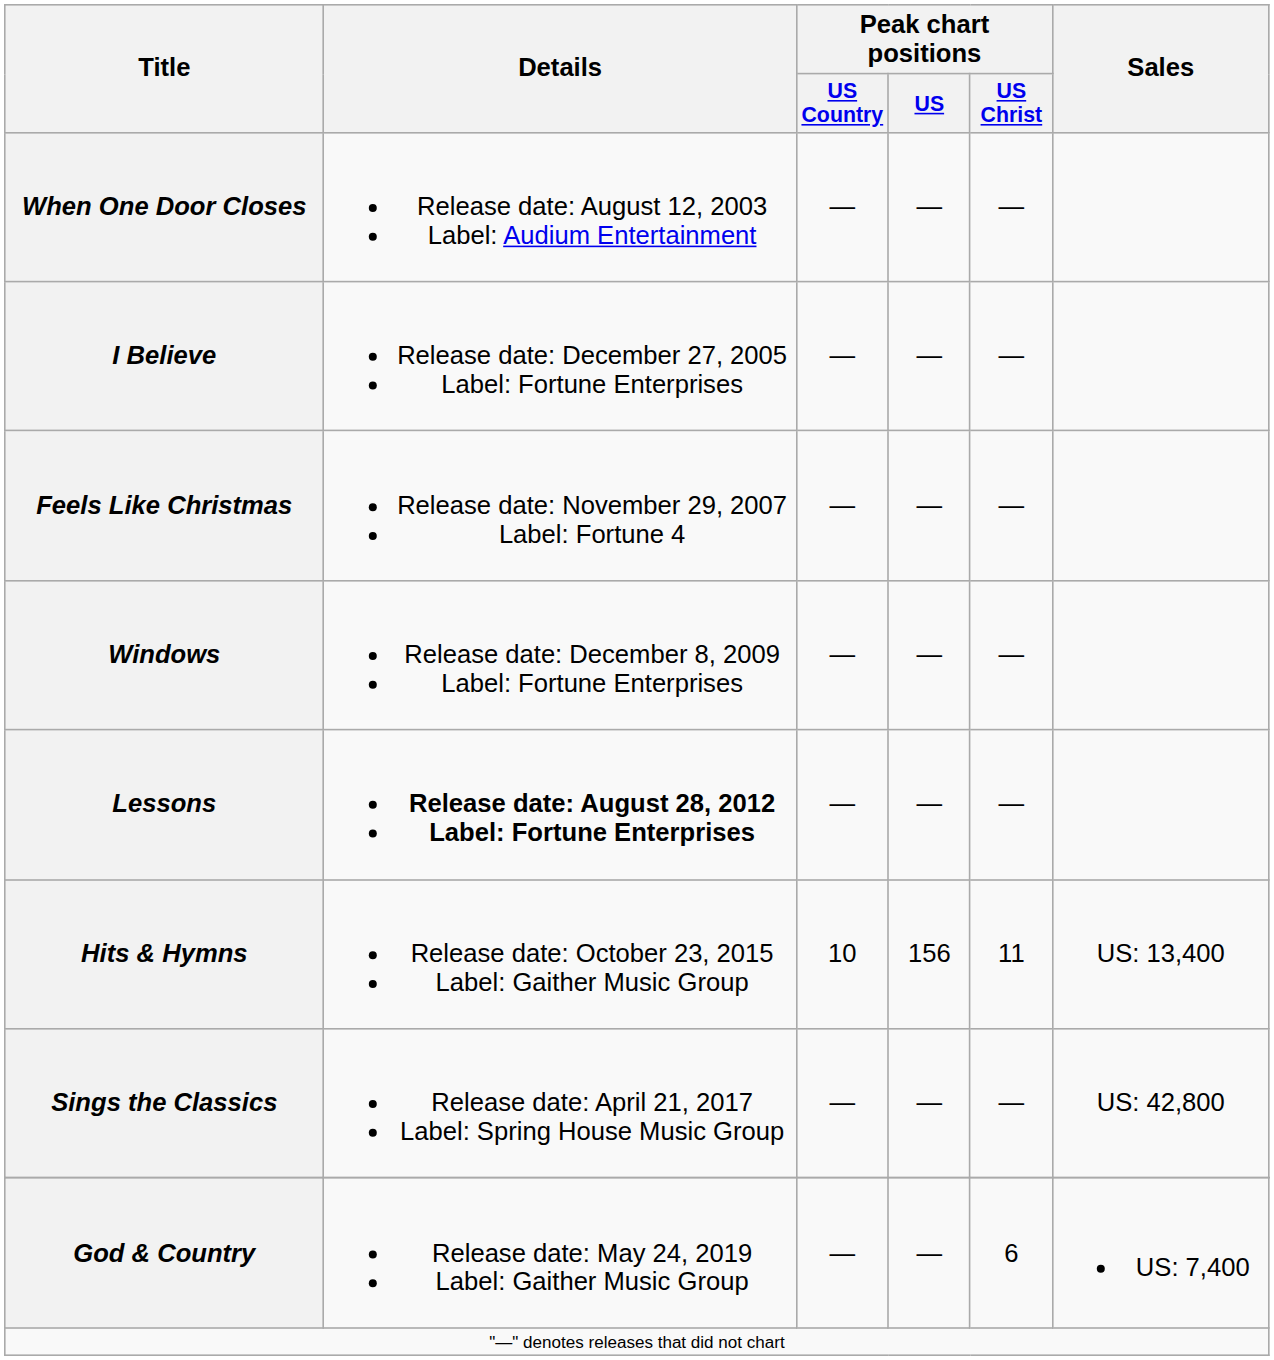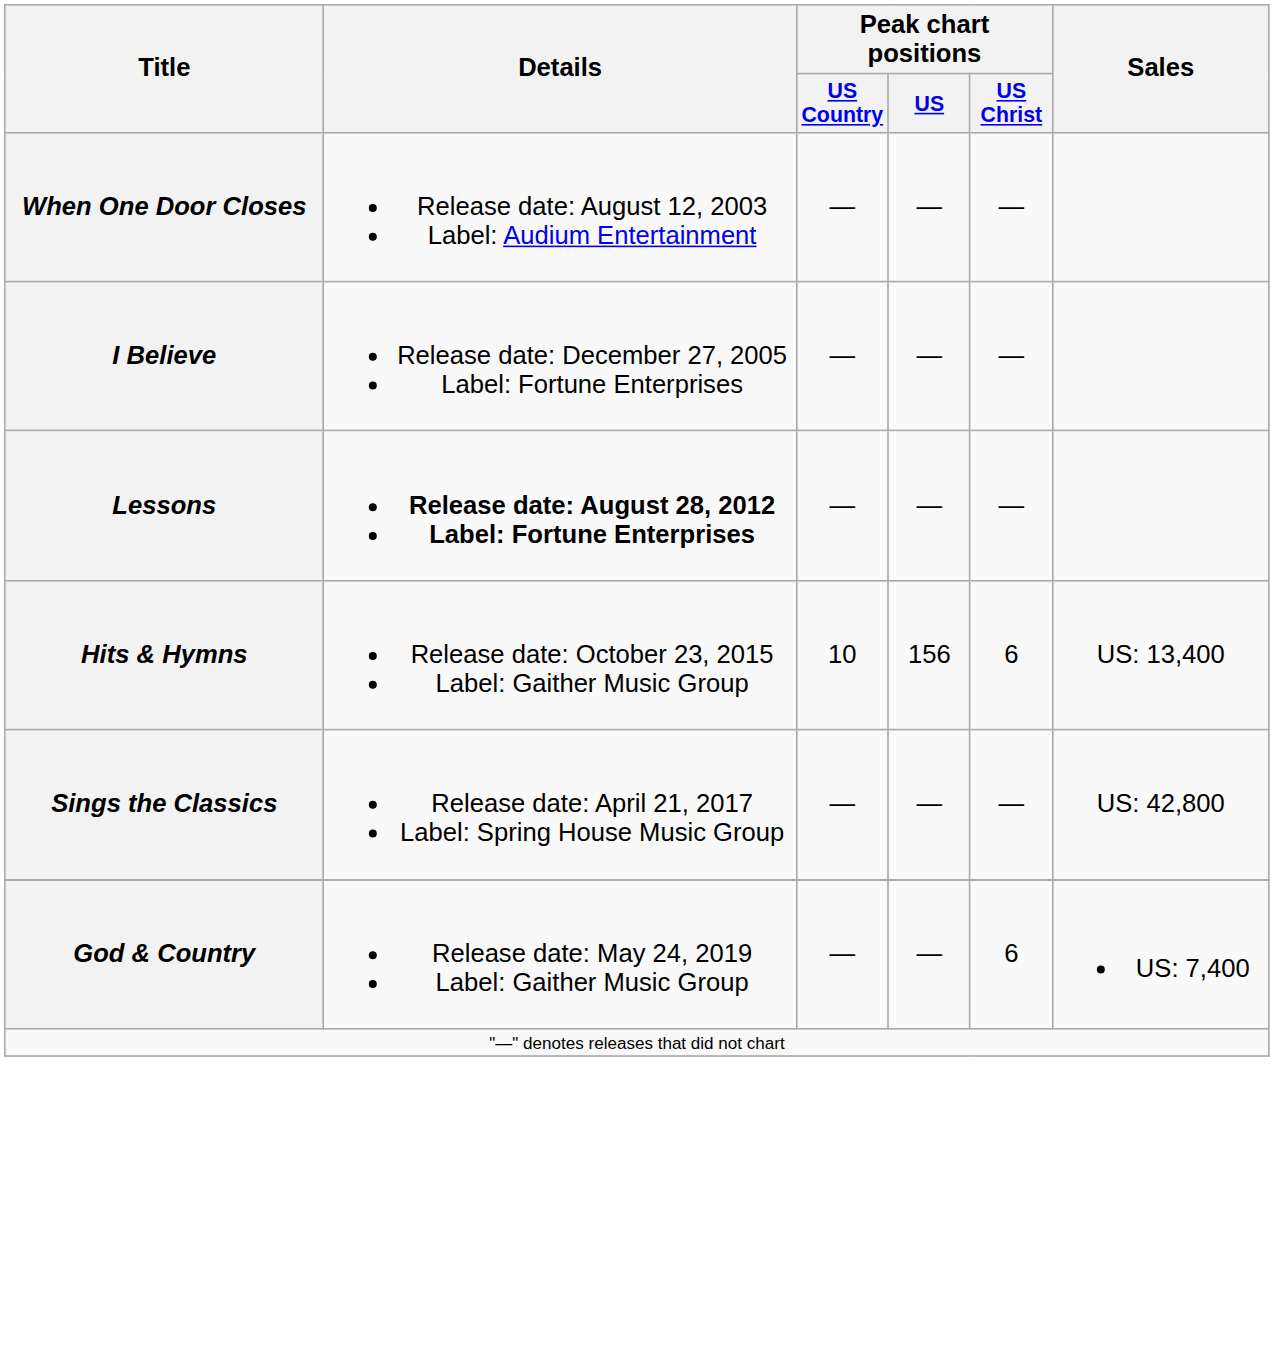- row: (164, 505)
- row: (164, 654)
(1011, 953) 11 -> (1011, 654) 6
